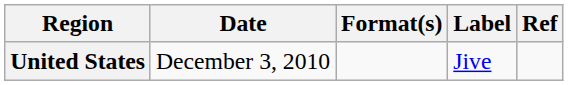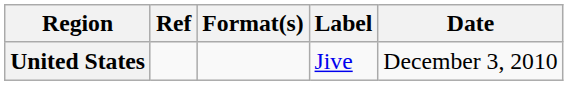columns swapped: (243, 23) <-> (540, 23)
